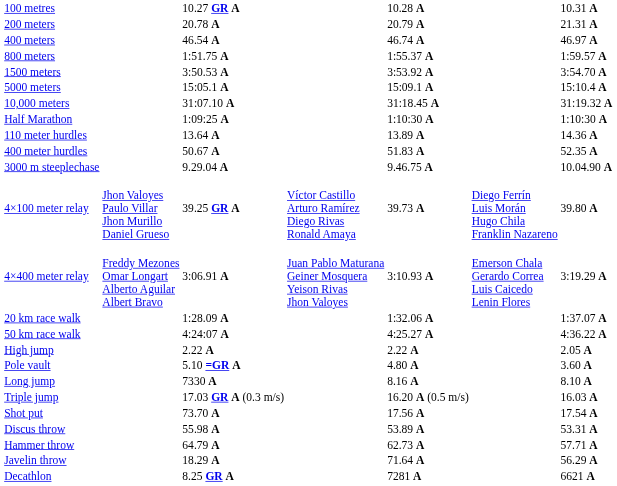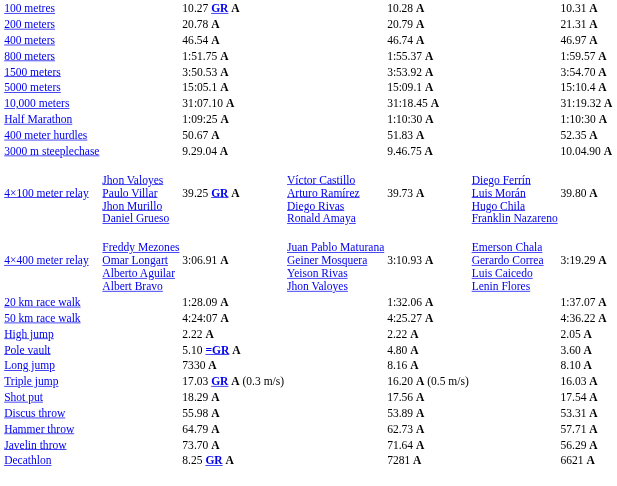- row: (46, 135)
(201, 413) 73.70 A -> (201, 397) 18.29 A
(201, 460) 18.29 A -> (201, 445) 73.70 A
